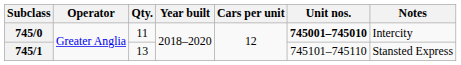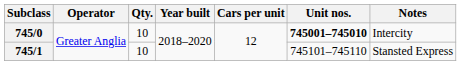(142, 32) 11 -> (142, 32) 10
(142, 51) 13 -> (142, 51) 10
